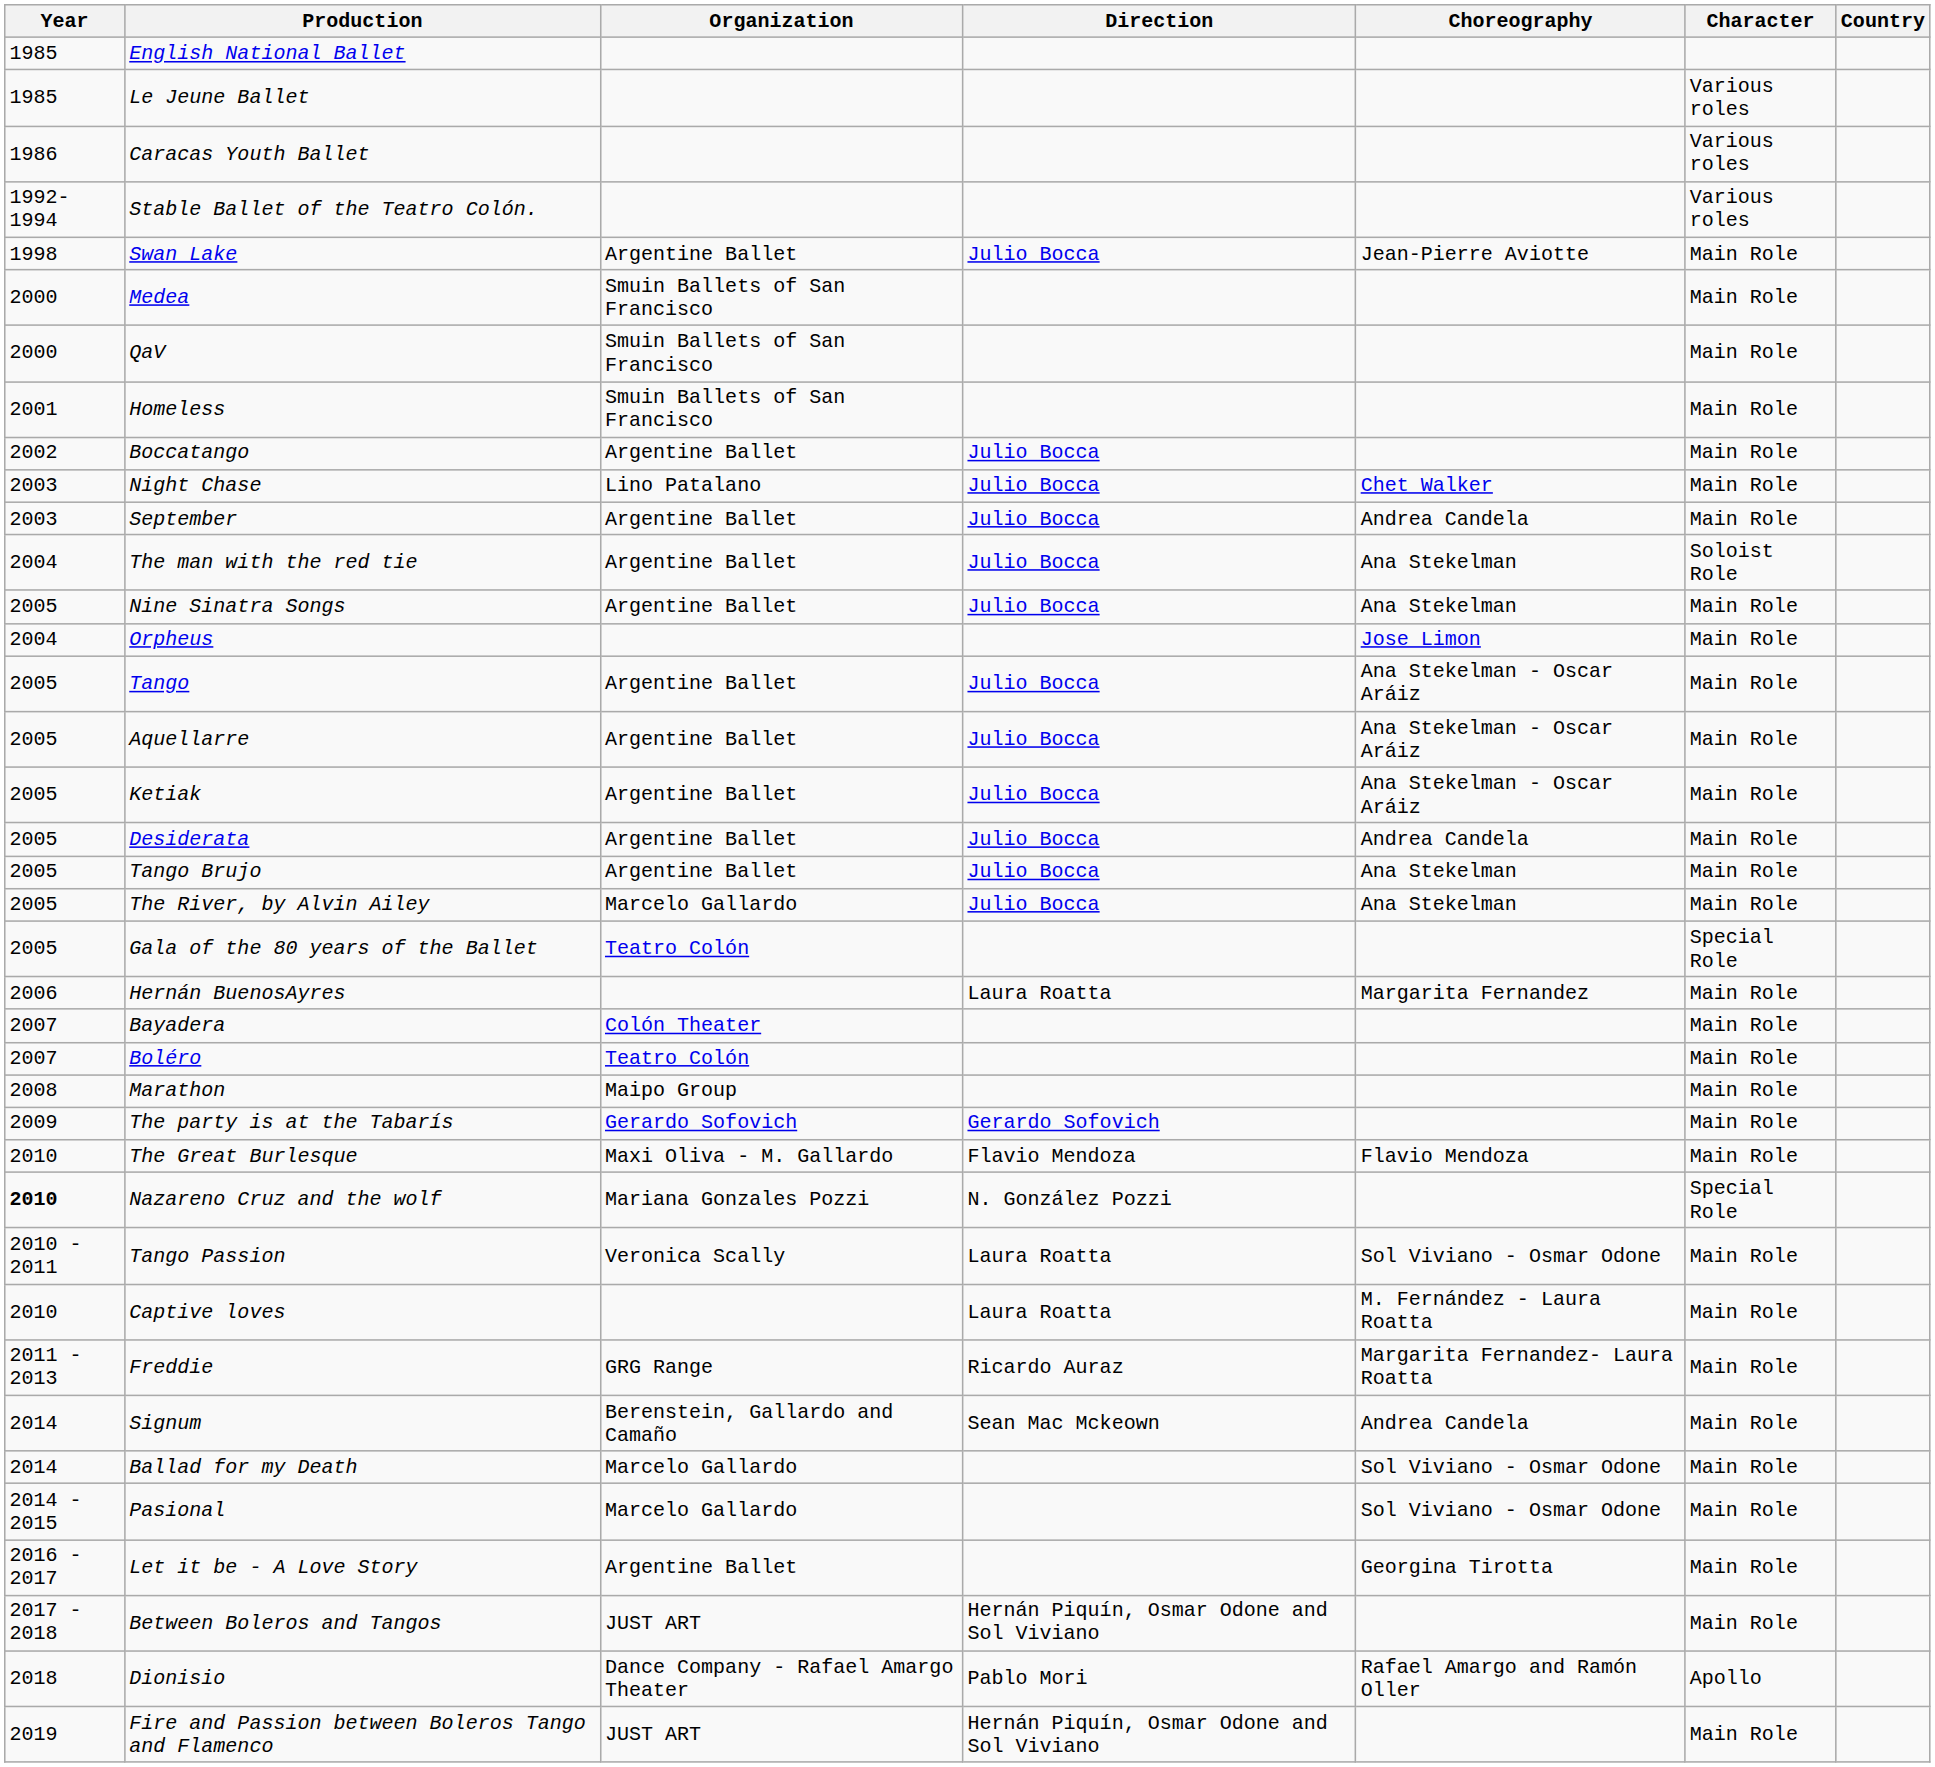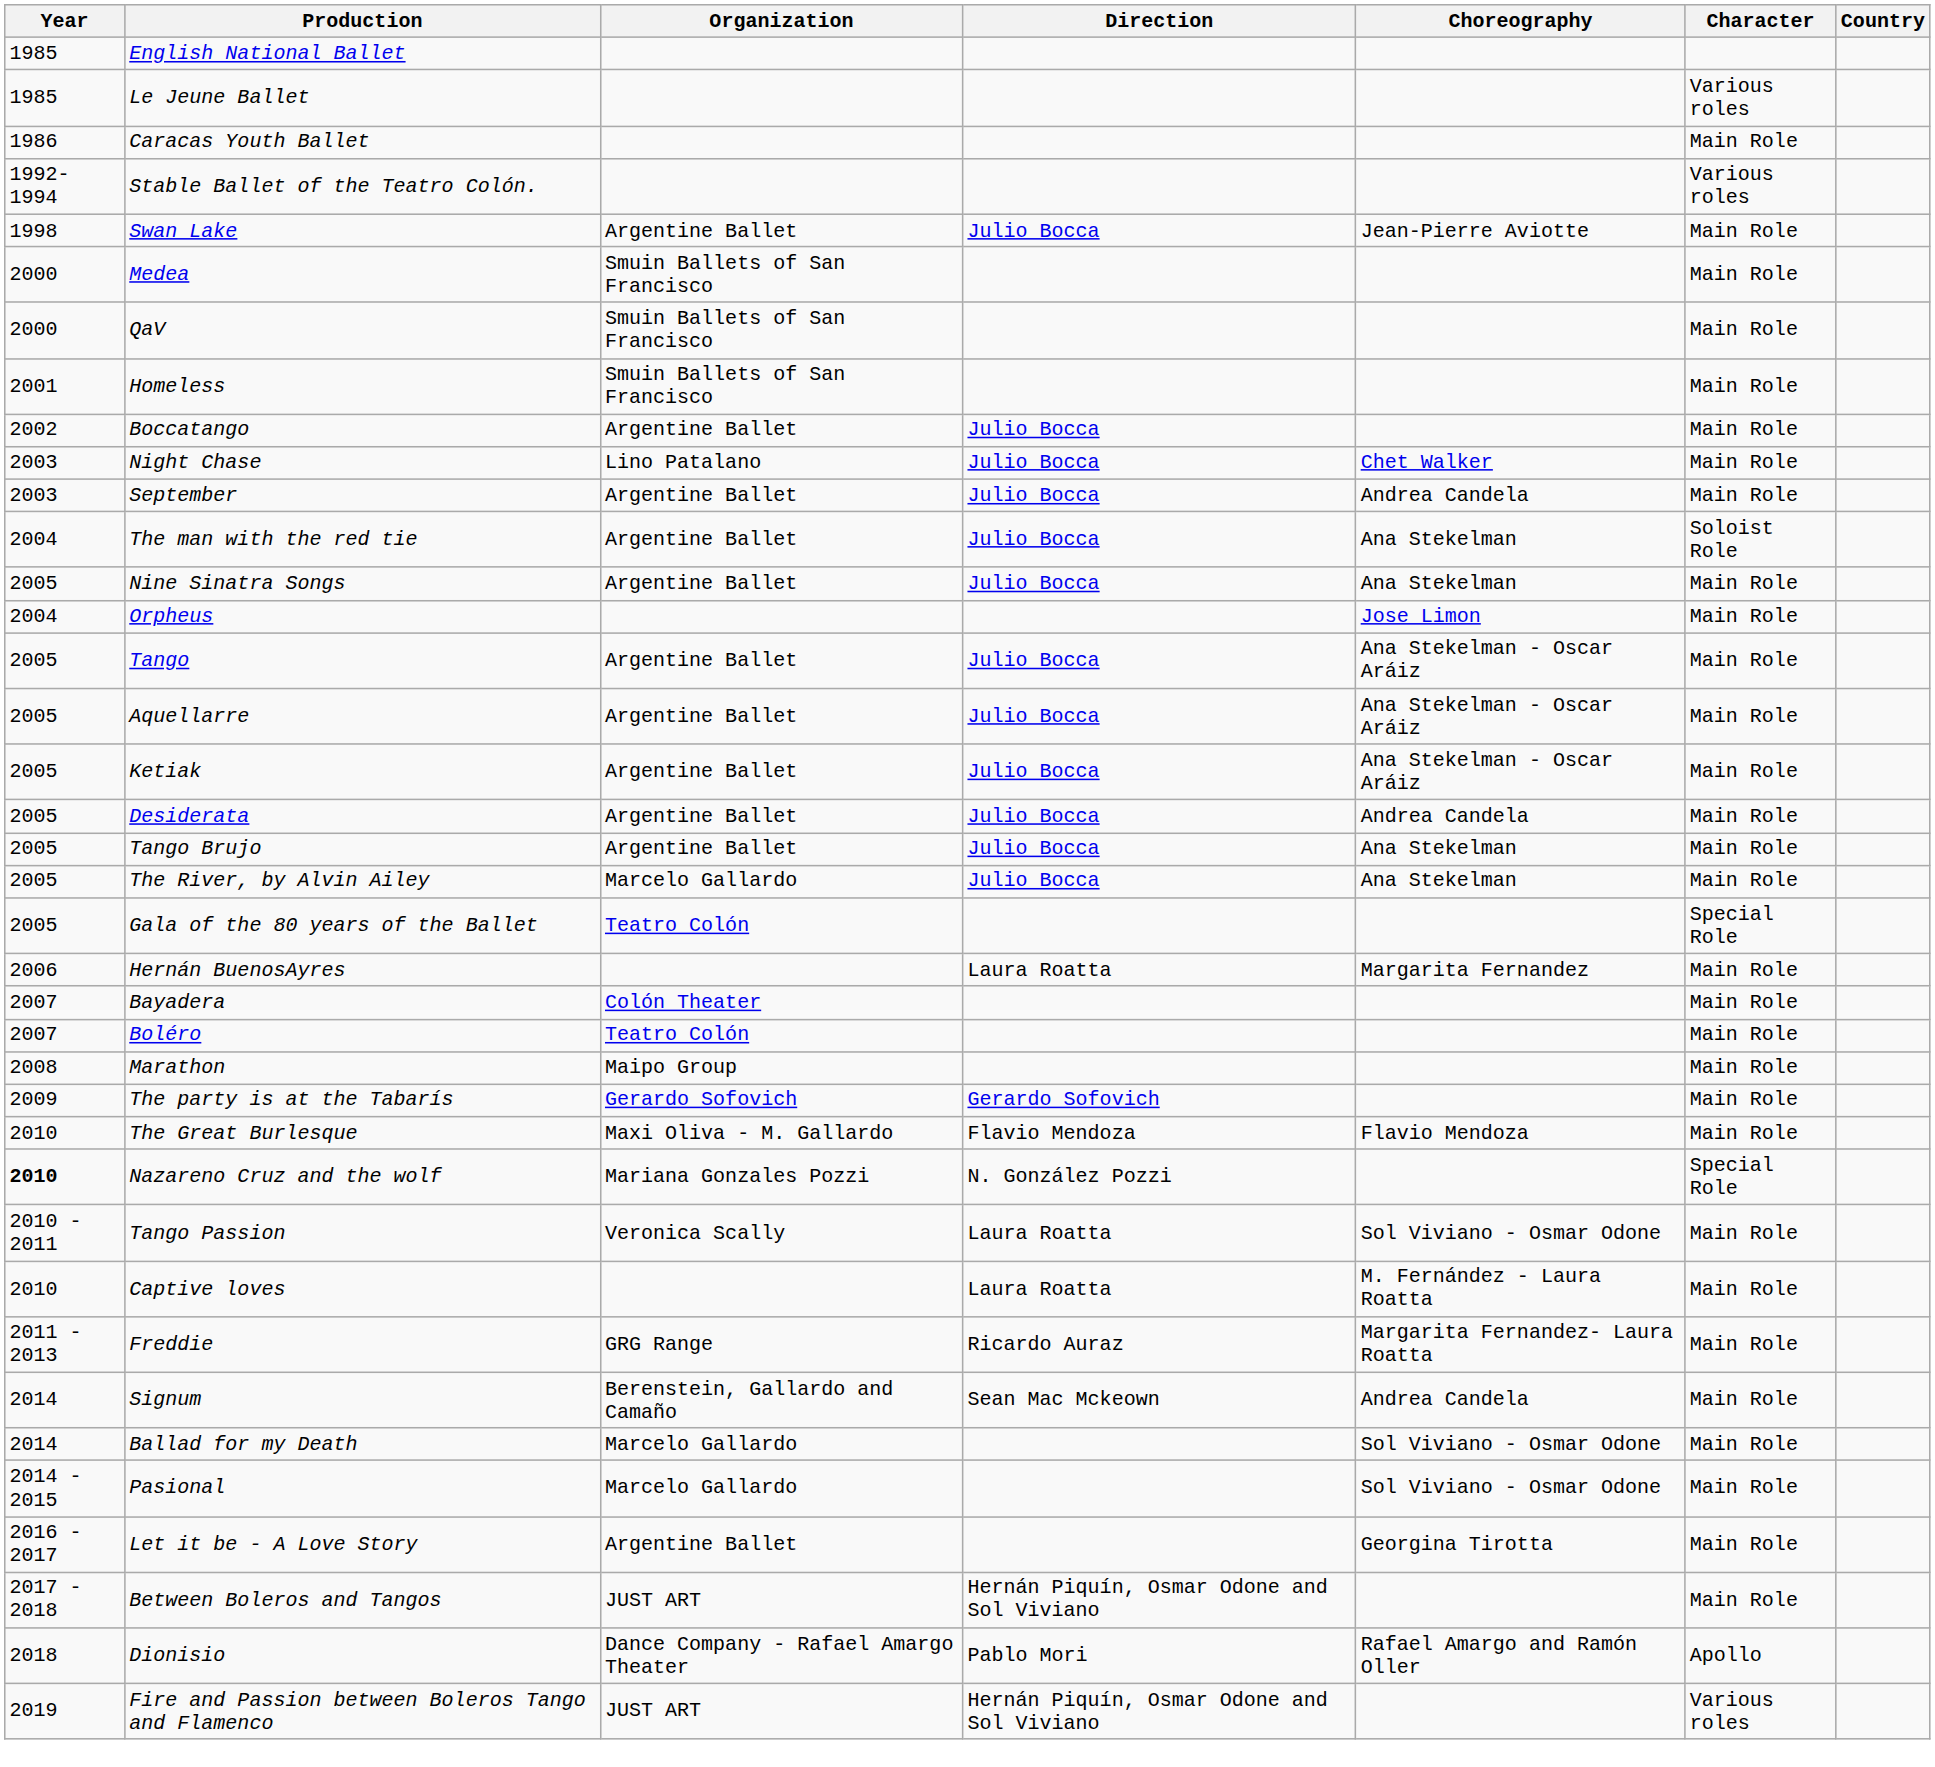(1732, 154) Various roles -> (1744, 142) Main Role
(1744, 1735) Main Role -> (1732, 1711) Various roles
